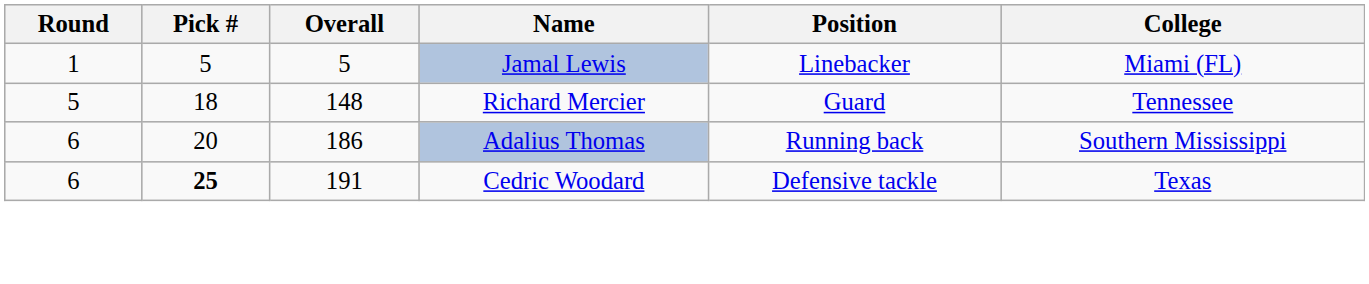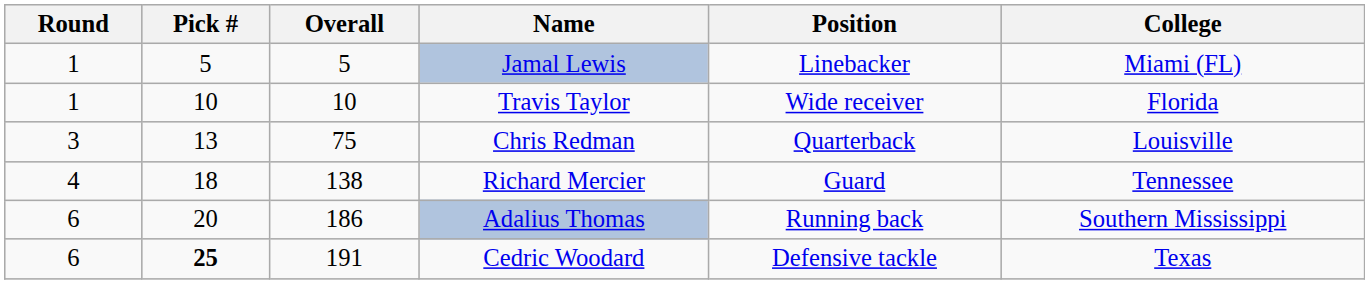+ row: (564, 102)
+ row: (564, 141)
(73, 102) 5 -> (73, 180) 4
(344, 102) 148 -> (344, 180) 138
